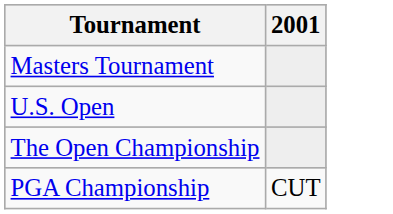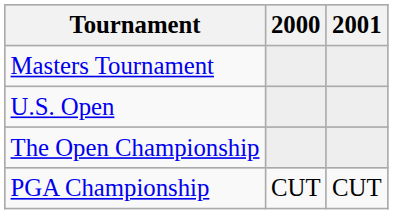+ column: (296, 25)
